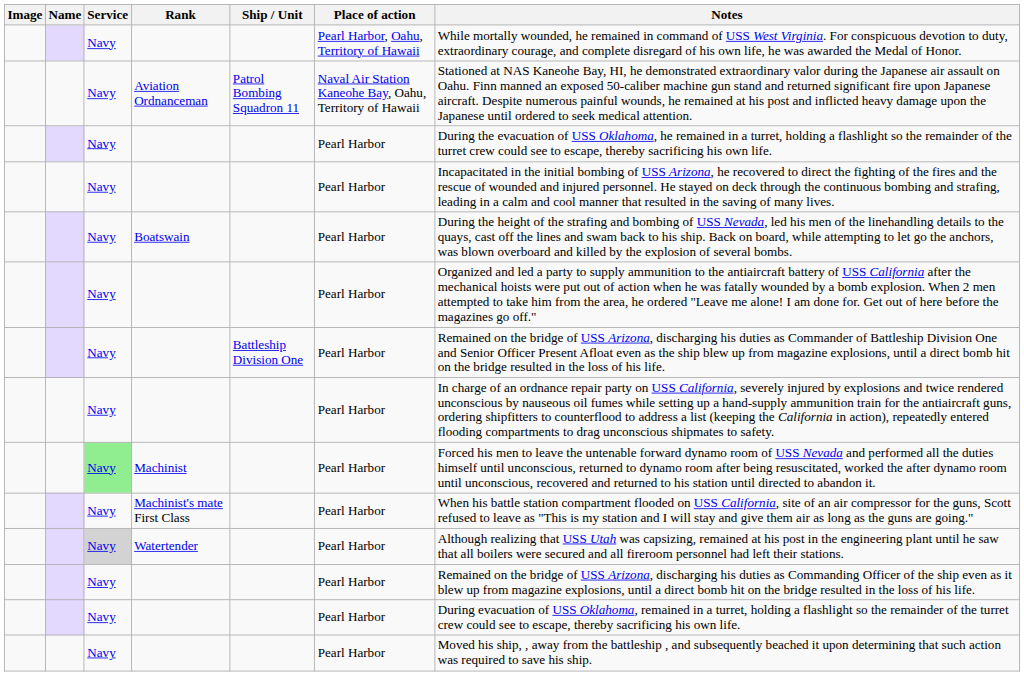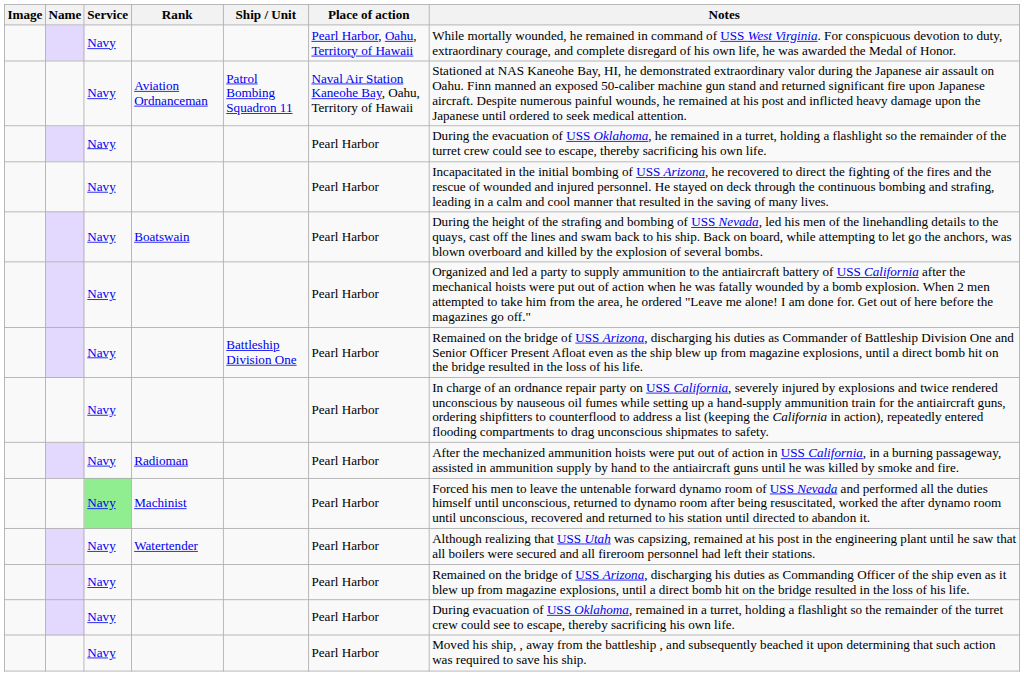+ row: (25, 460)
- row: (25, 511)
(102, 546) lightgrey background -> (102, 546) no background
